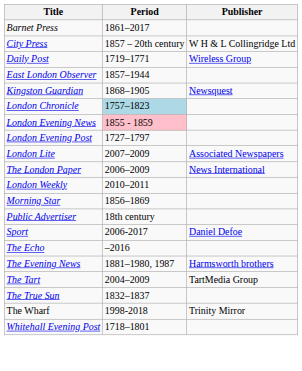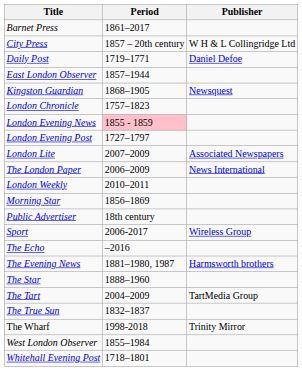(220, 59) Wireless Group -> (216, 59) Daniel Defoe
(127, 106) lightblue background -> (127, 106) no background
(216, 232) Daniel Defoe -> (220, 232) Wireless Group
+ row: (24, 279)
+ row: (52, 342)
